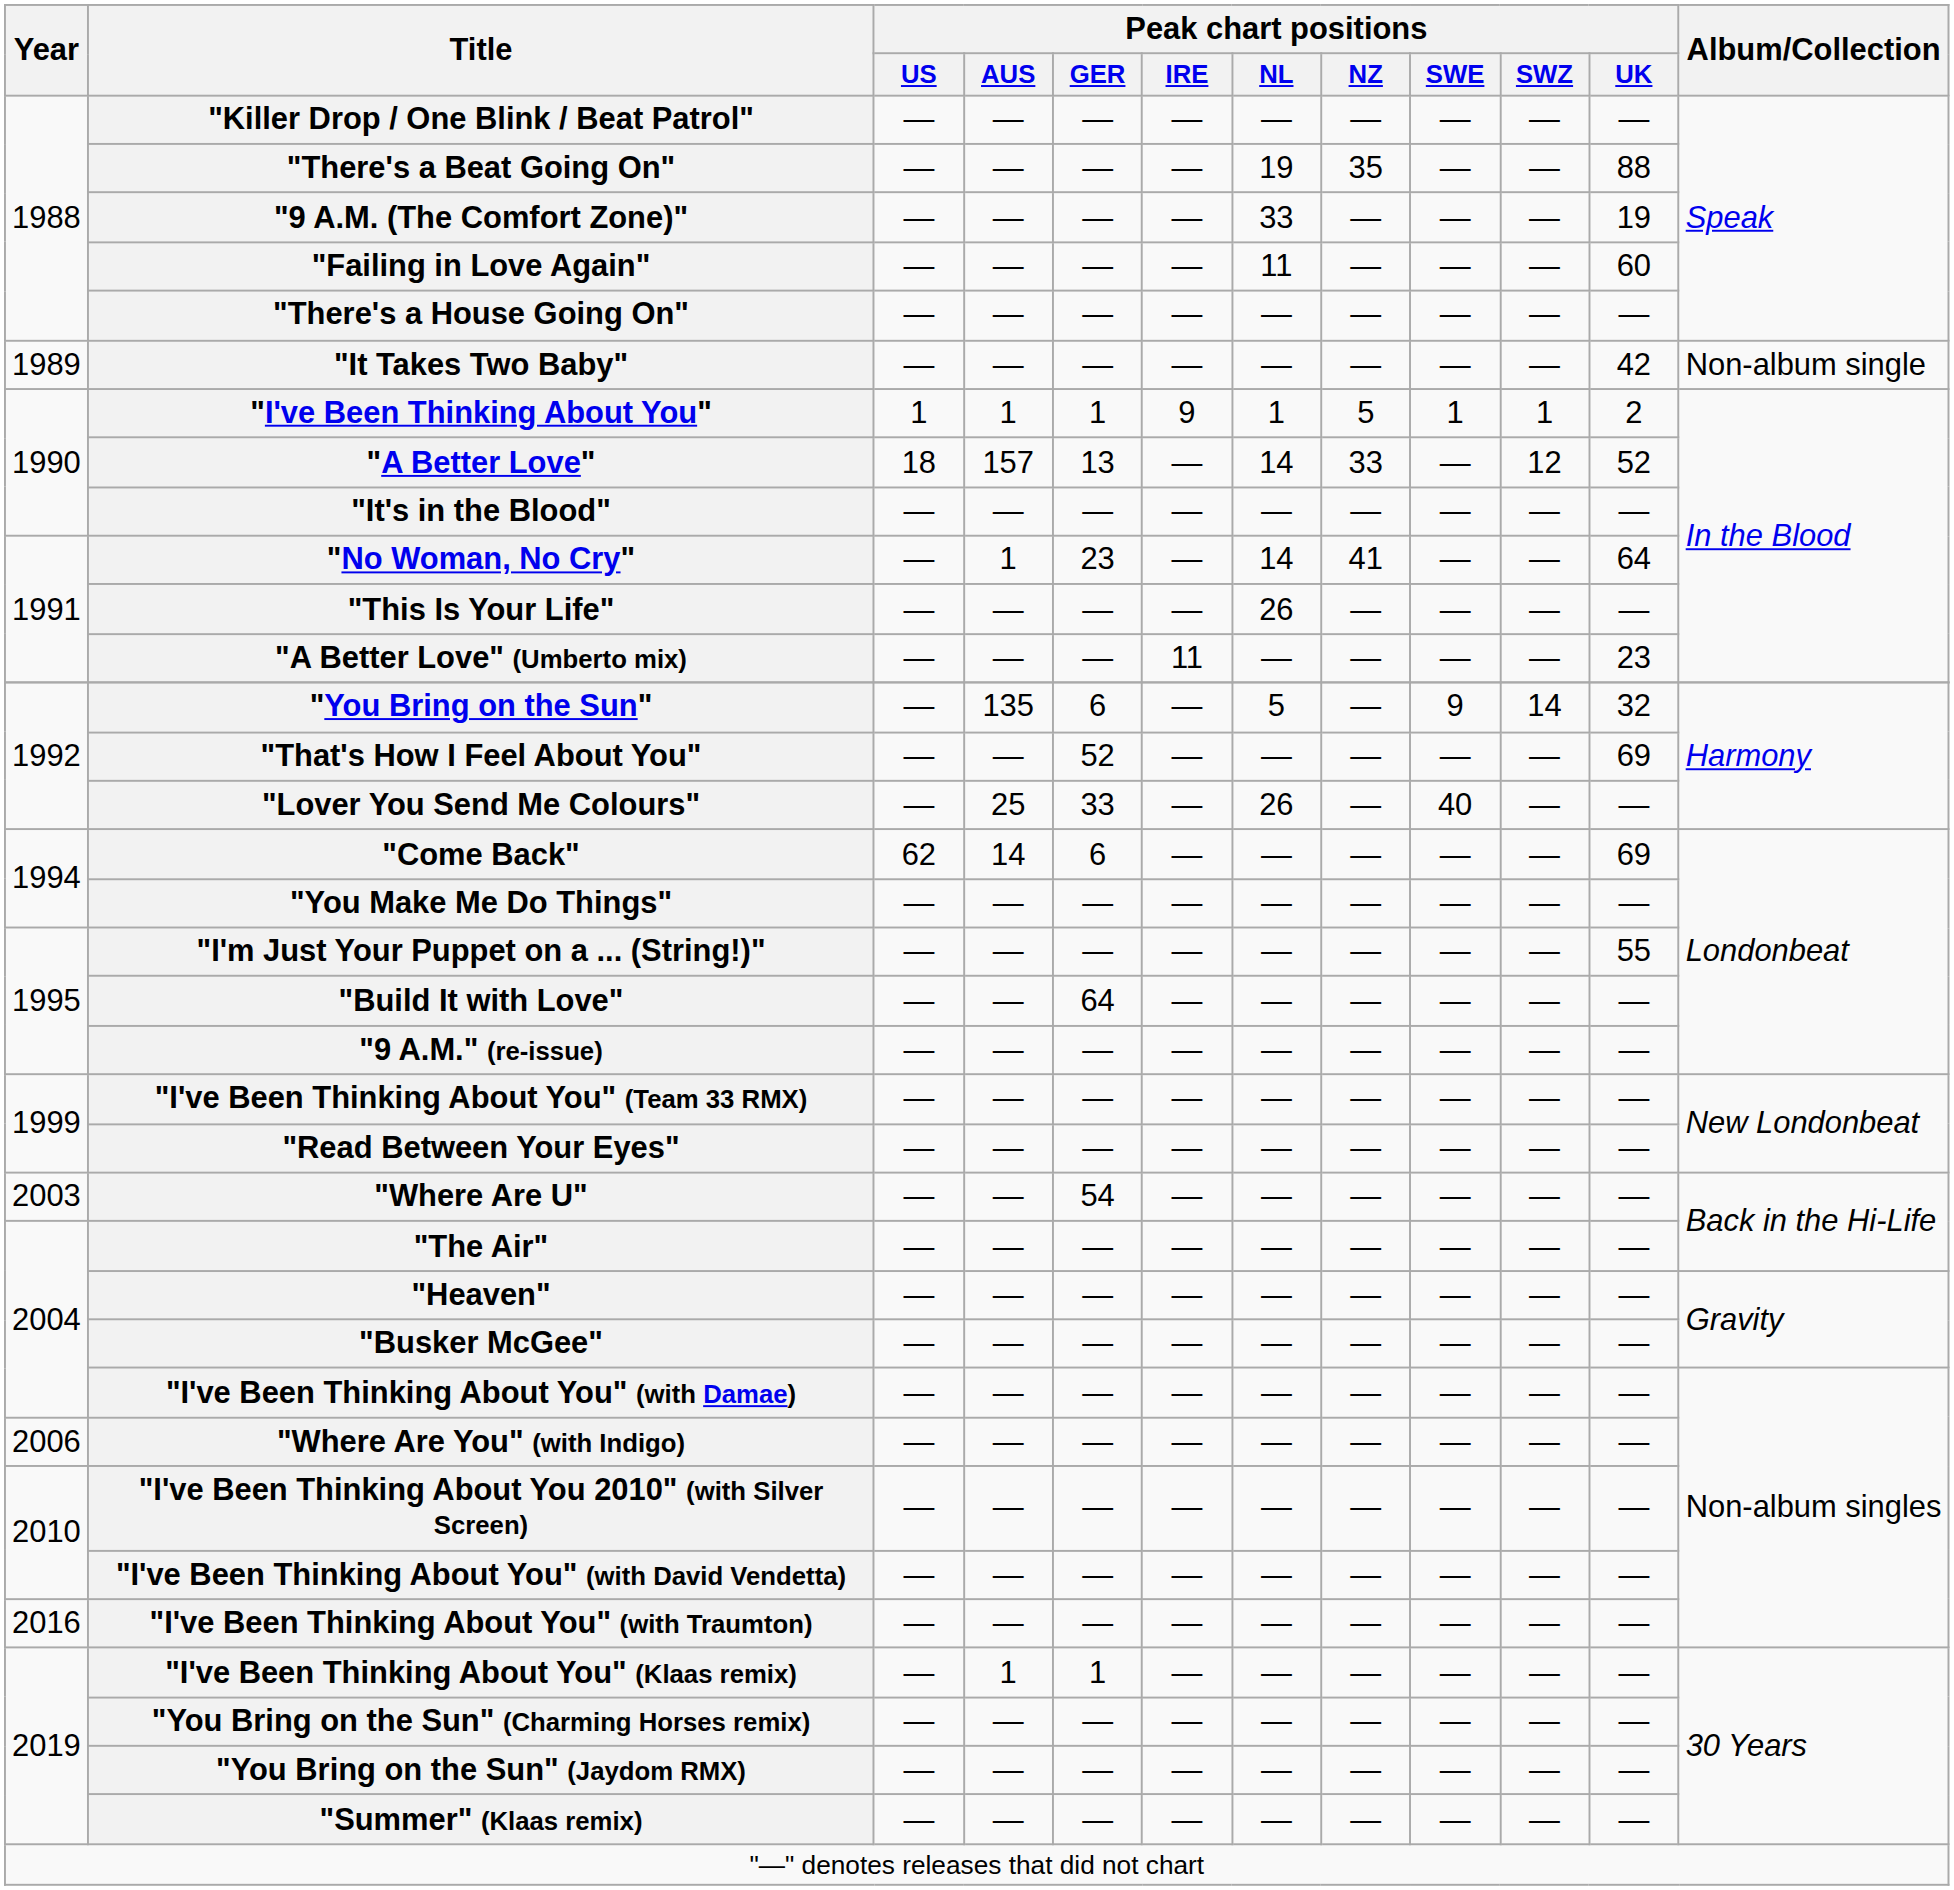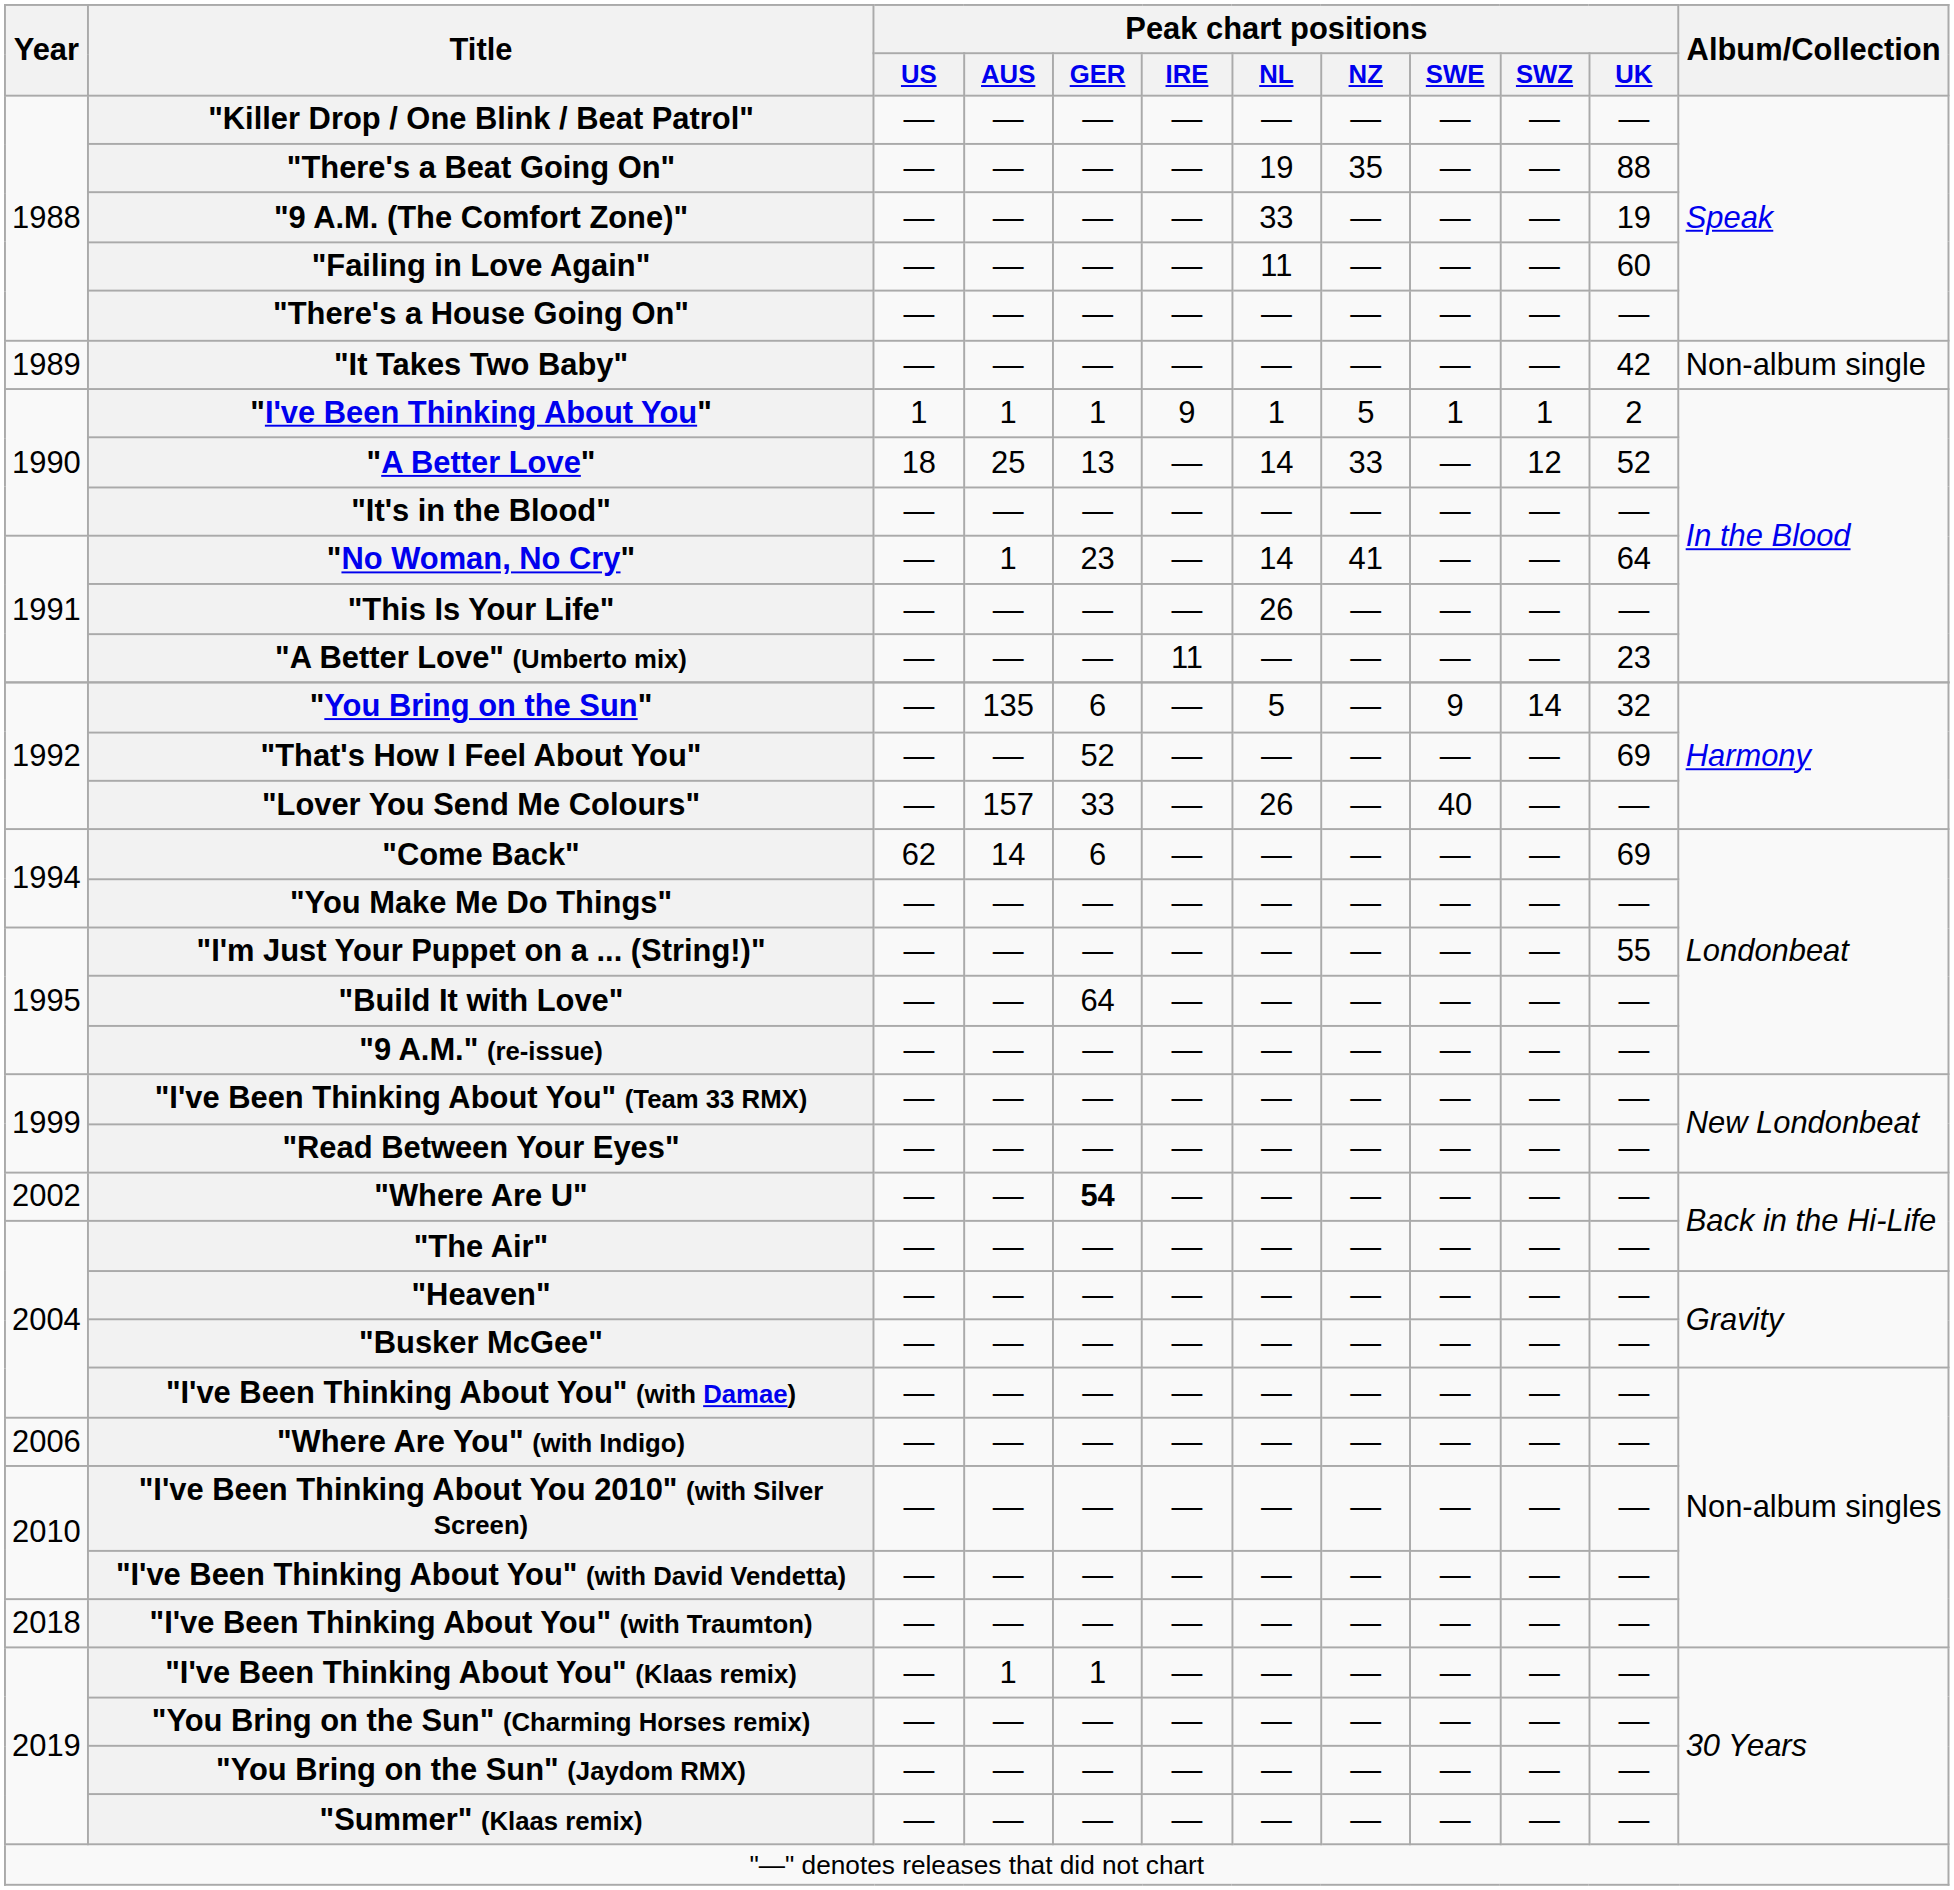(1008, 461) 157 -> (1008, 461) 25
(1008, 804) 25 -> (1008, 804) 157
(46, 1196) 2003 -> (46, 1196) 2002
(1098, 1196) normal -> (1098, 1196) bold
(46, 1623) 2016 -> (46, 1623) 2018
